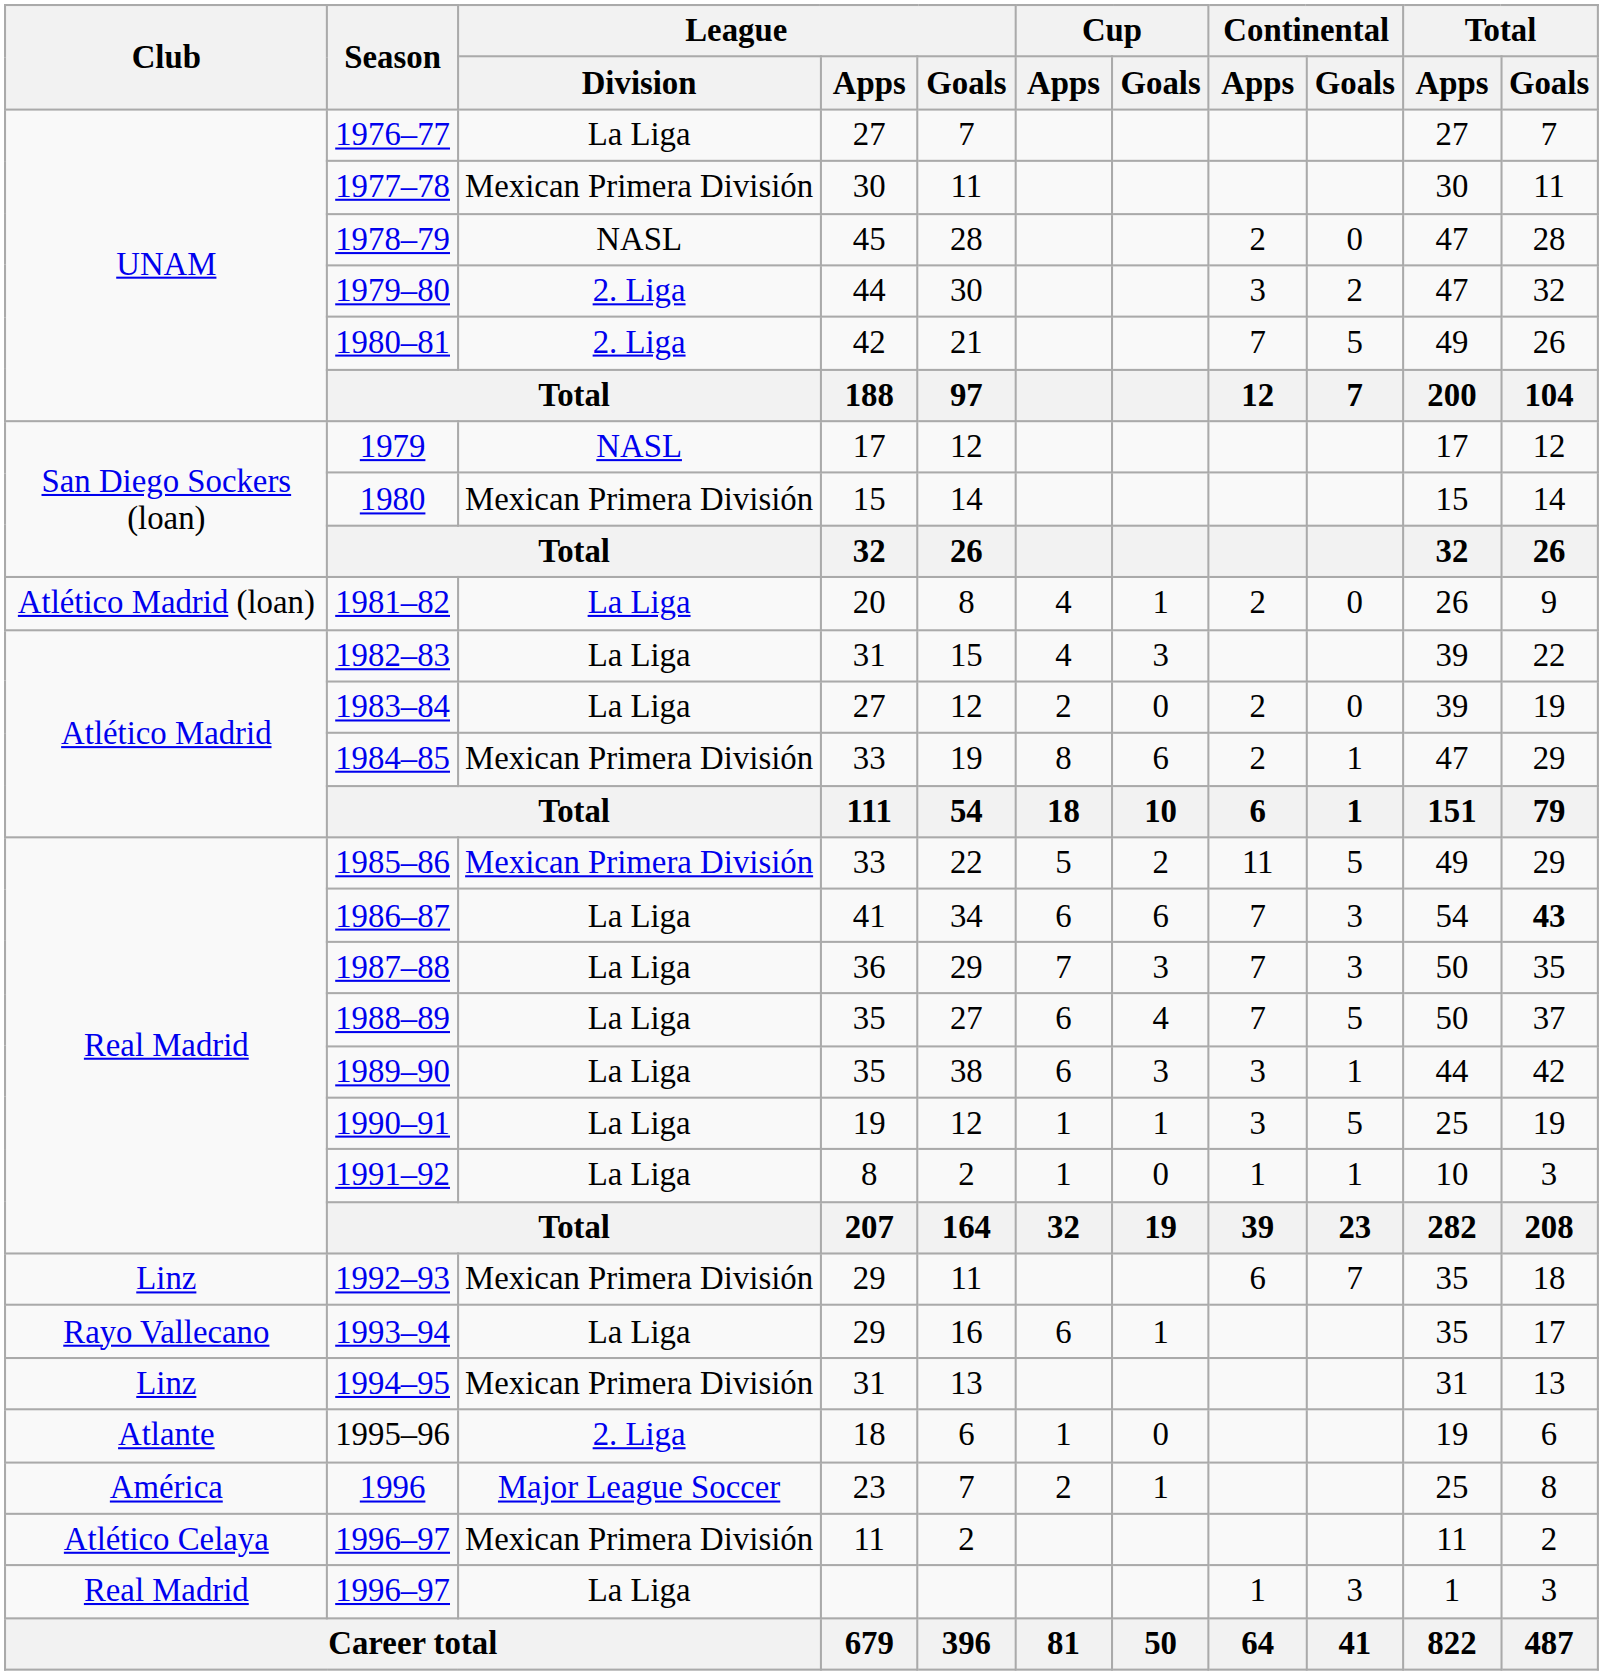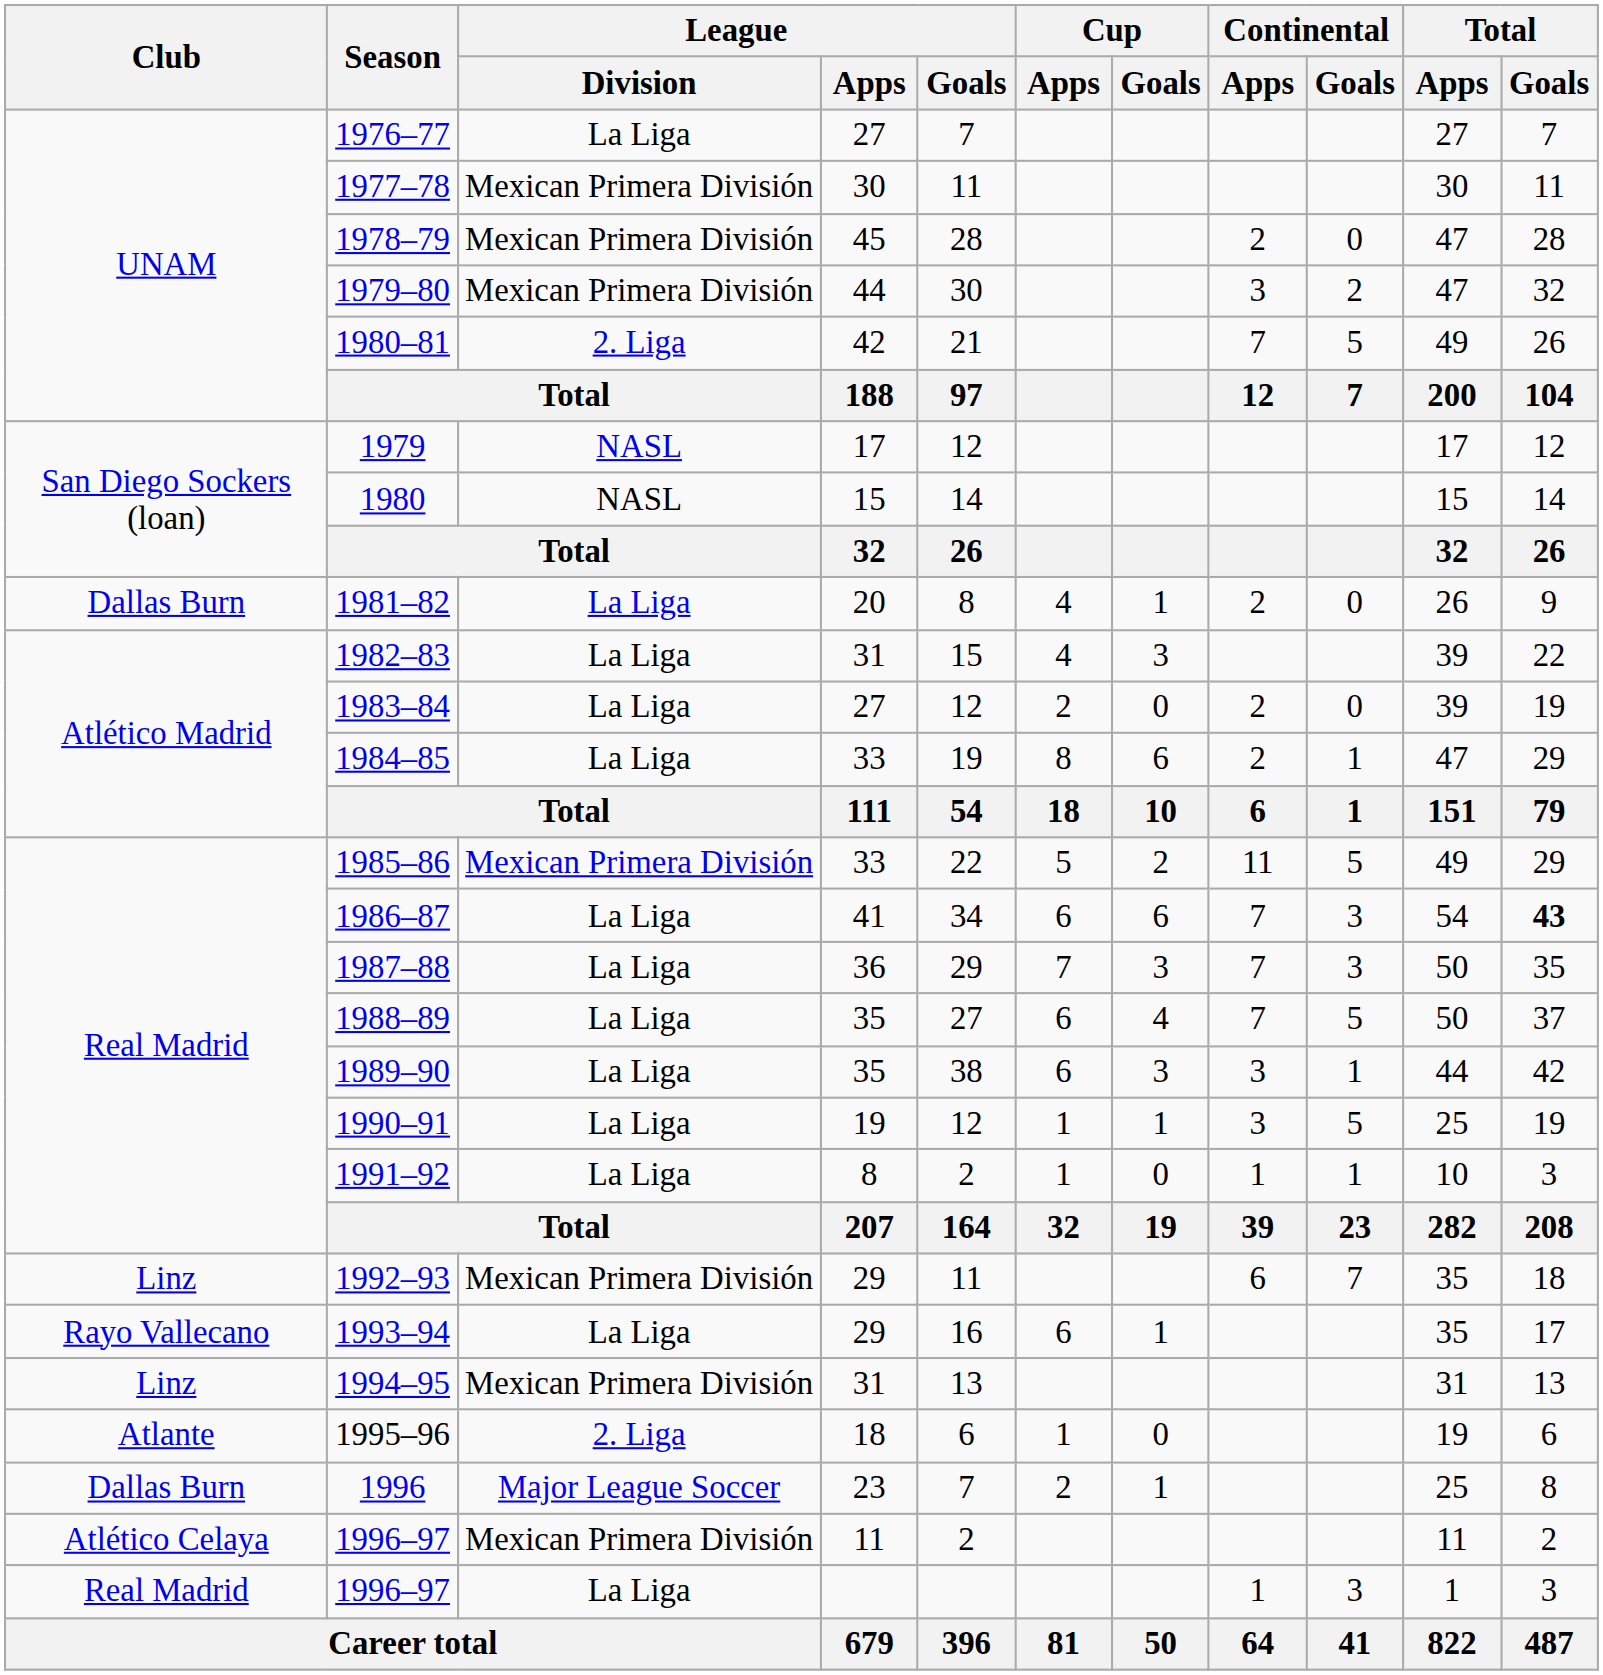(639, 238) NASL -> (639, 238) Mexican Primera División
(639, 290) 2. Liga -> (639, 290) Mexican Primera División
(639, 498) Mexican Primera División -> (639, 498) NASL
(166, 602) Atlético Madrid (loan) -> (166, 602) Dallas Burn
(639, 758) Mexican Primera División -> (639, 758) La Liga
(166, 1487) América -> (166, 1487) Dallas Burn
